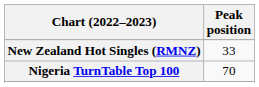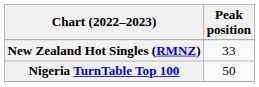(229, 71) 70 -> (229, 71) 50
